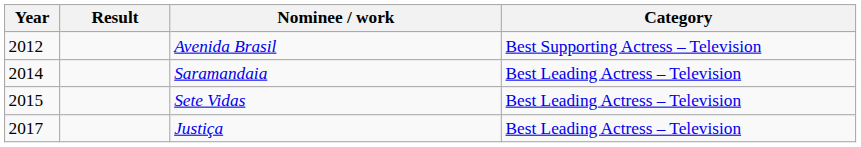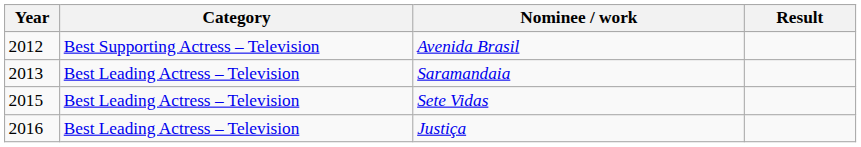columns swapped: (678, 18) <-> (115, 18)
(26, 73) 2014 -> (26, 73) 2013
(26, 127) 2017 -> (26, 127) 2016
